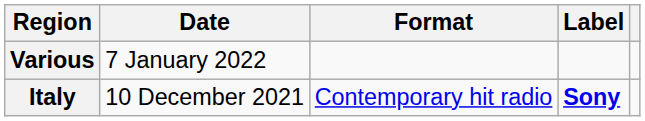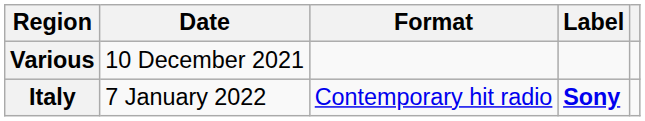(186, 60) 7 January 2022 -> (205, 60) 10 December 2021
(205, 97) 10 December 2021 -> (186, 97) 7 January 2022
